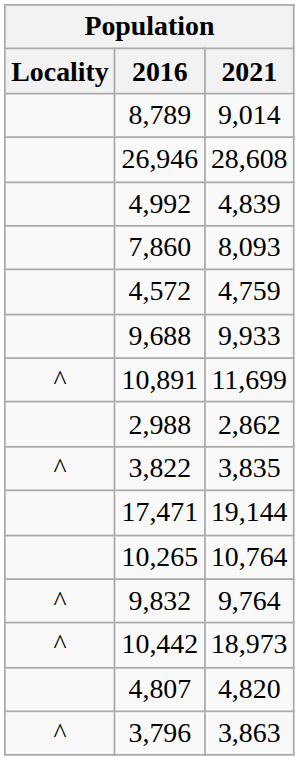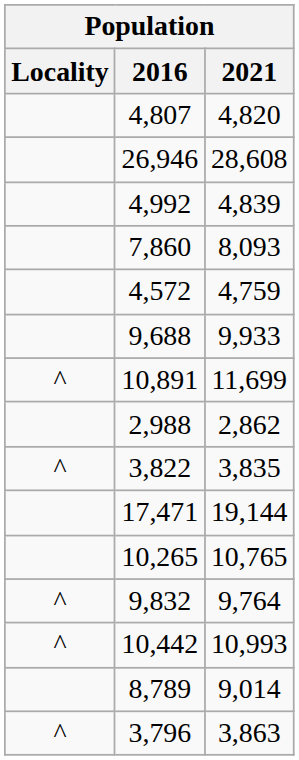rows swapped: (160, 114) <-> (160, 688)
(249, 556) 10,764 -> (249, 556) 10,765
(249, 644) 18,973 -> (249, 644) 10,993
